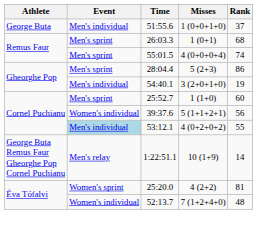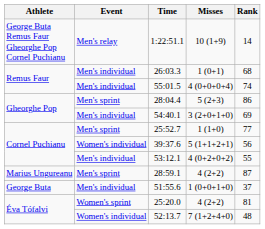rows swapped: (160, 26) <-> (160, 158)
(91, 41) Men's sprint -> (106, 72) Men's individual
(91, 55) Men's sprint -> (106, 86) Men's individual
(240, 84) 19 -> (247, 115) 69
(240, 99) 60 -> (247, 130) 77
(99, 128) lightblue background -> (106, 159) no background
+ row: (167, 173)
